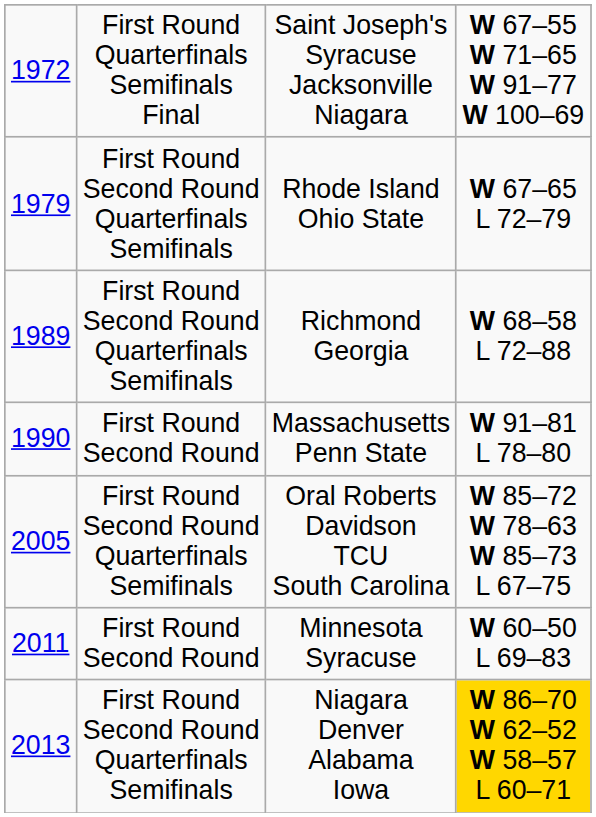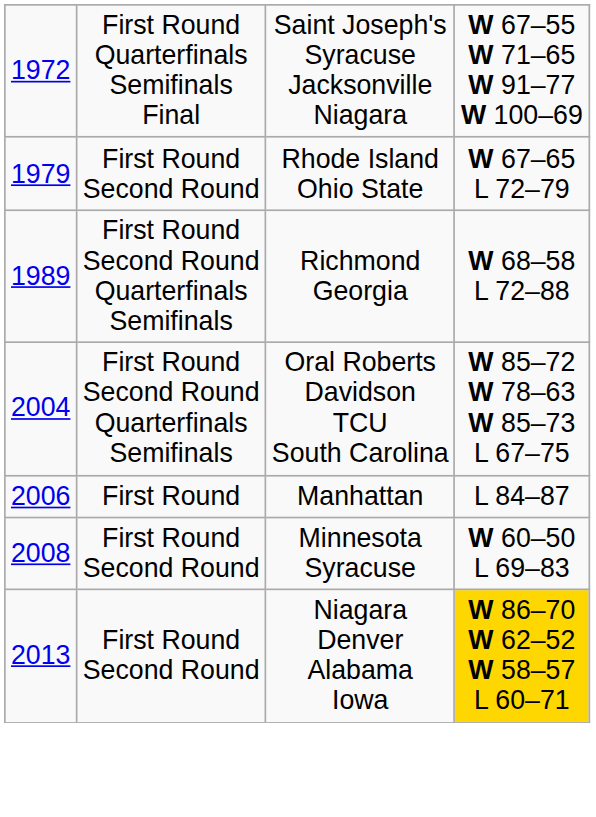(171, 203) First Round Second Round Quarterfinals Semifinals -> (171, 173) First Round Second Round
- row: (361, 438)
(41, 540) 2005 -> (41, 408) 2004
+ row: (360, 495)
(41, 643) 2011 -> (41, 553) 2008
(171, 745) First Round Second Round Quarterfinals Semifinals -> (171, 655) First Round Second Round
